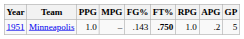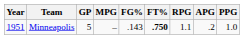columns swapped: (231, 12) <-> (88, 12)
(191, 27) 1.0 -> (186, 27) 1.1
